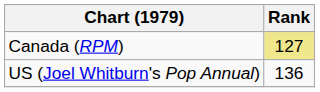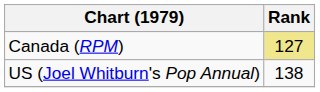(289, 73) 136 -> (289, 73) 138
